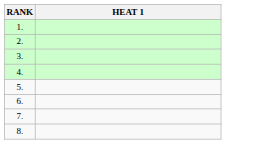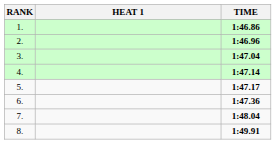+ column: (246, 12)
